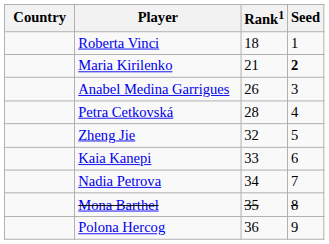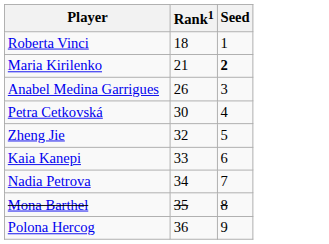- column: (40, 18)
(251, 112) 28 -> (181, 112) 30
